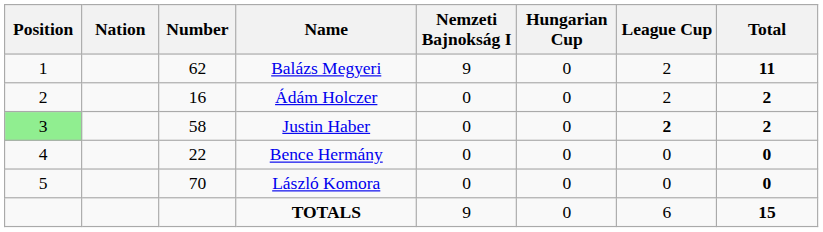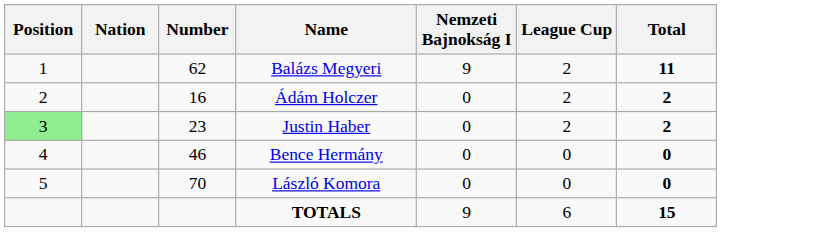- column: (567, 29)
(197, 126) 58 -> (197, 126) 23
(667, 126) bold -> (567, 126) normal
(197, 155) 22 -> (197, 155) 46
